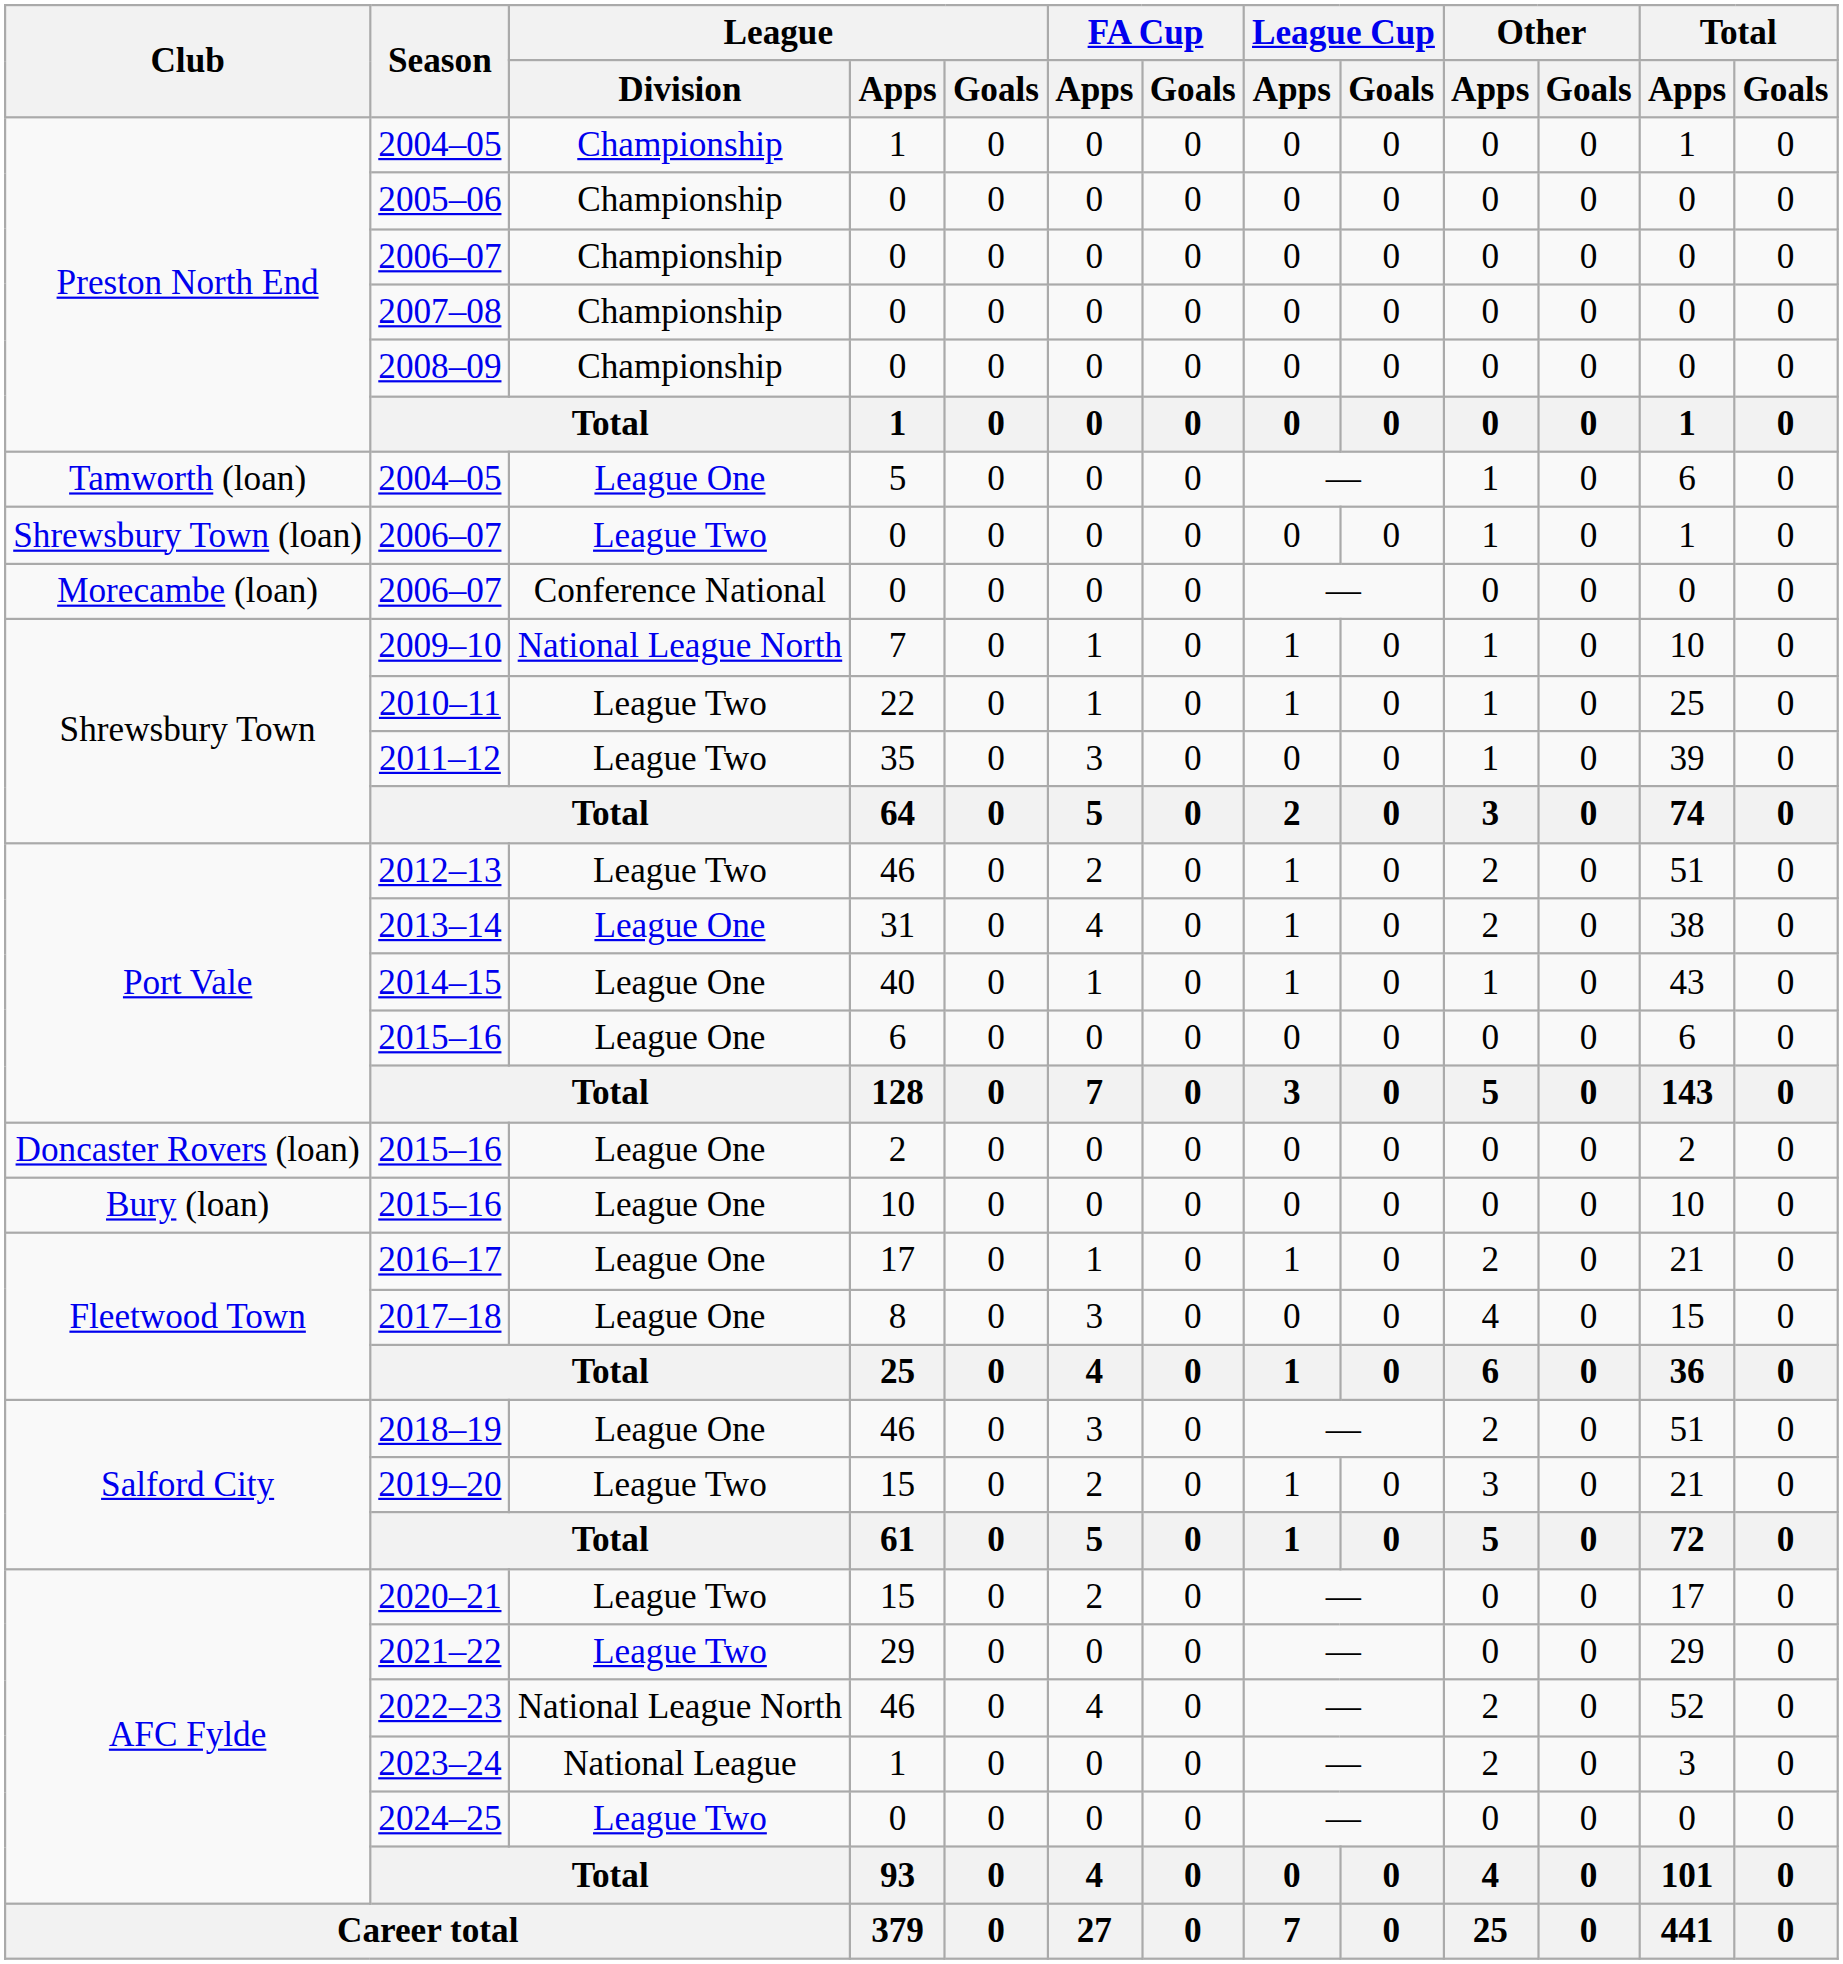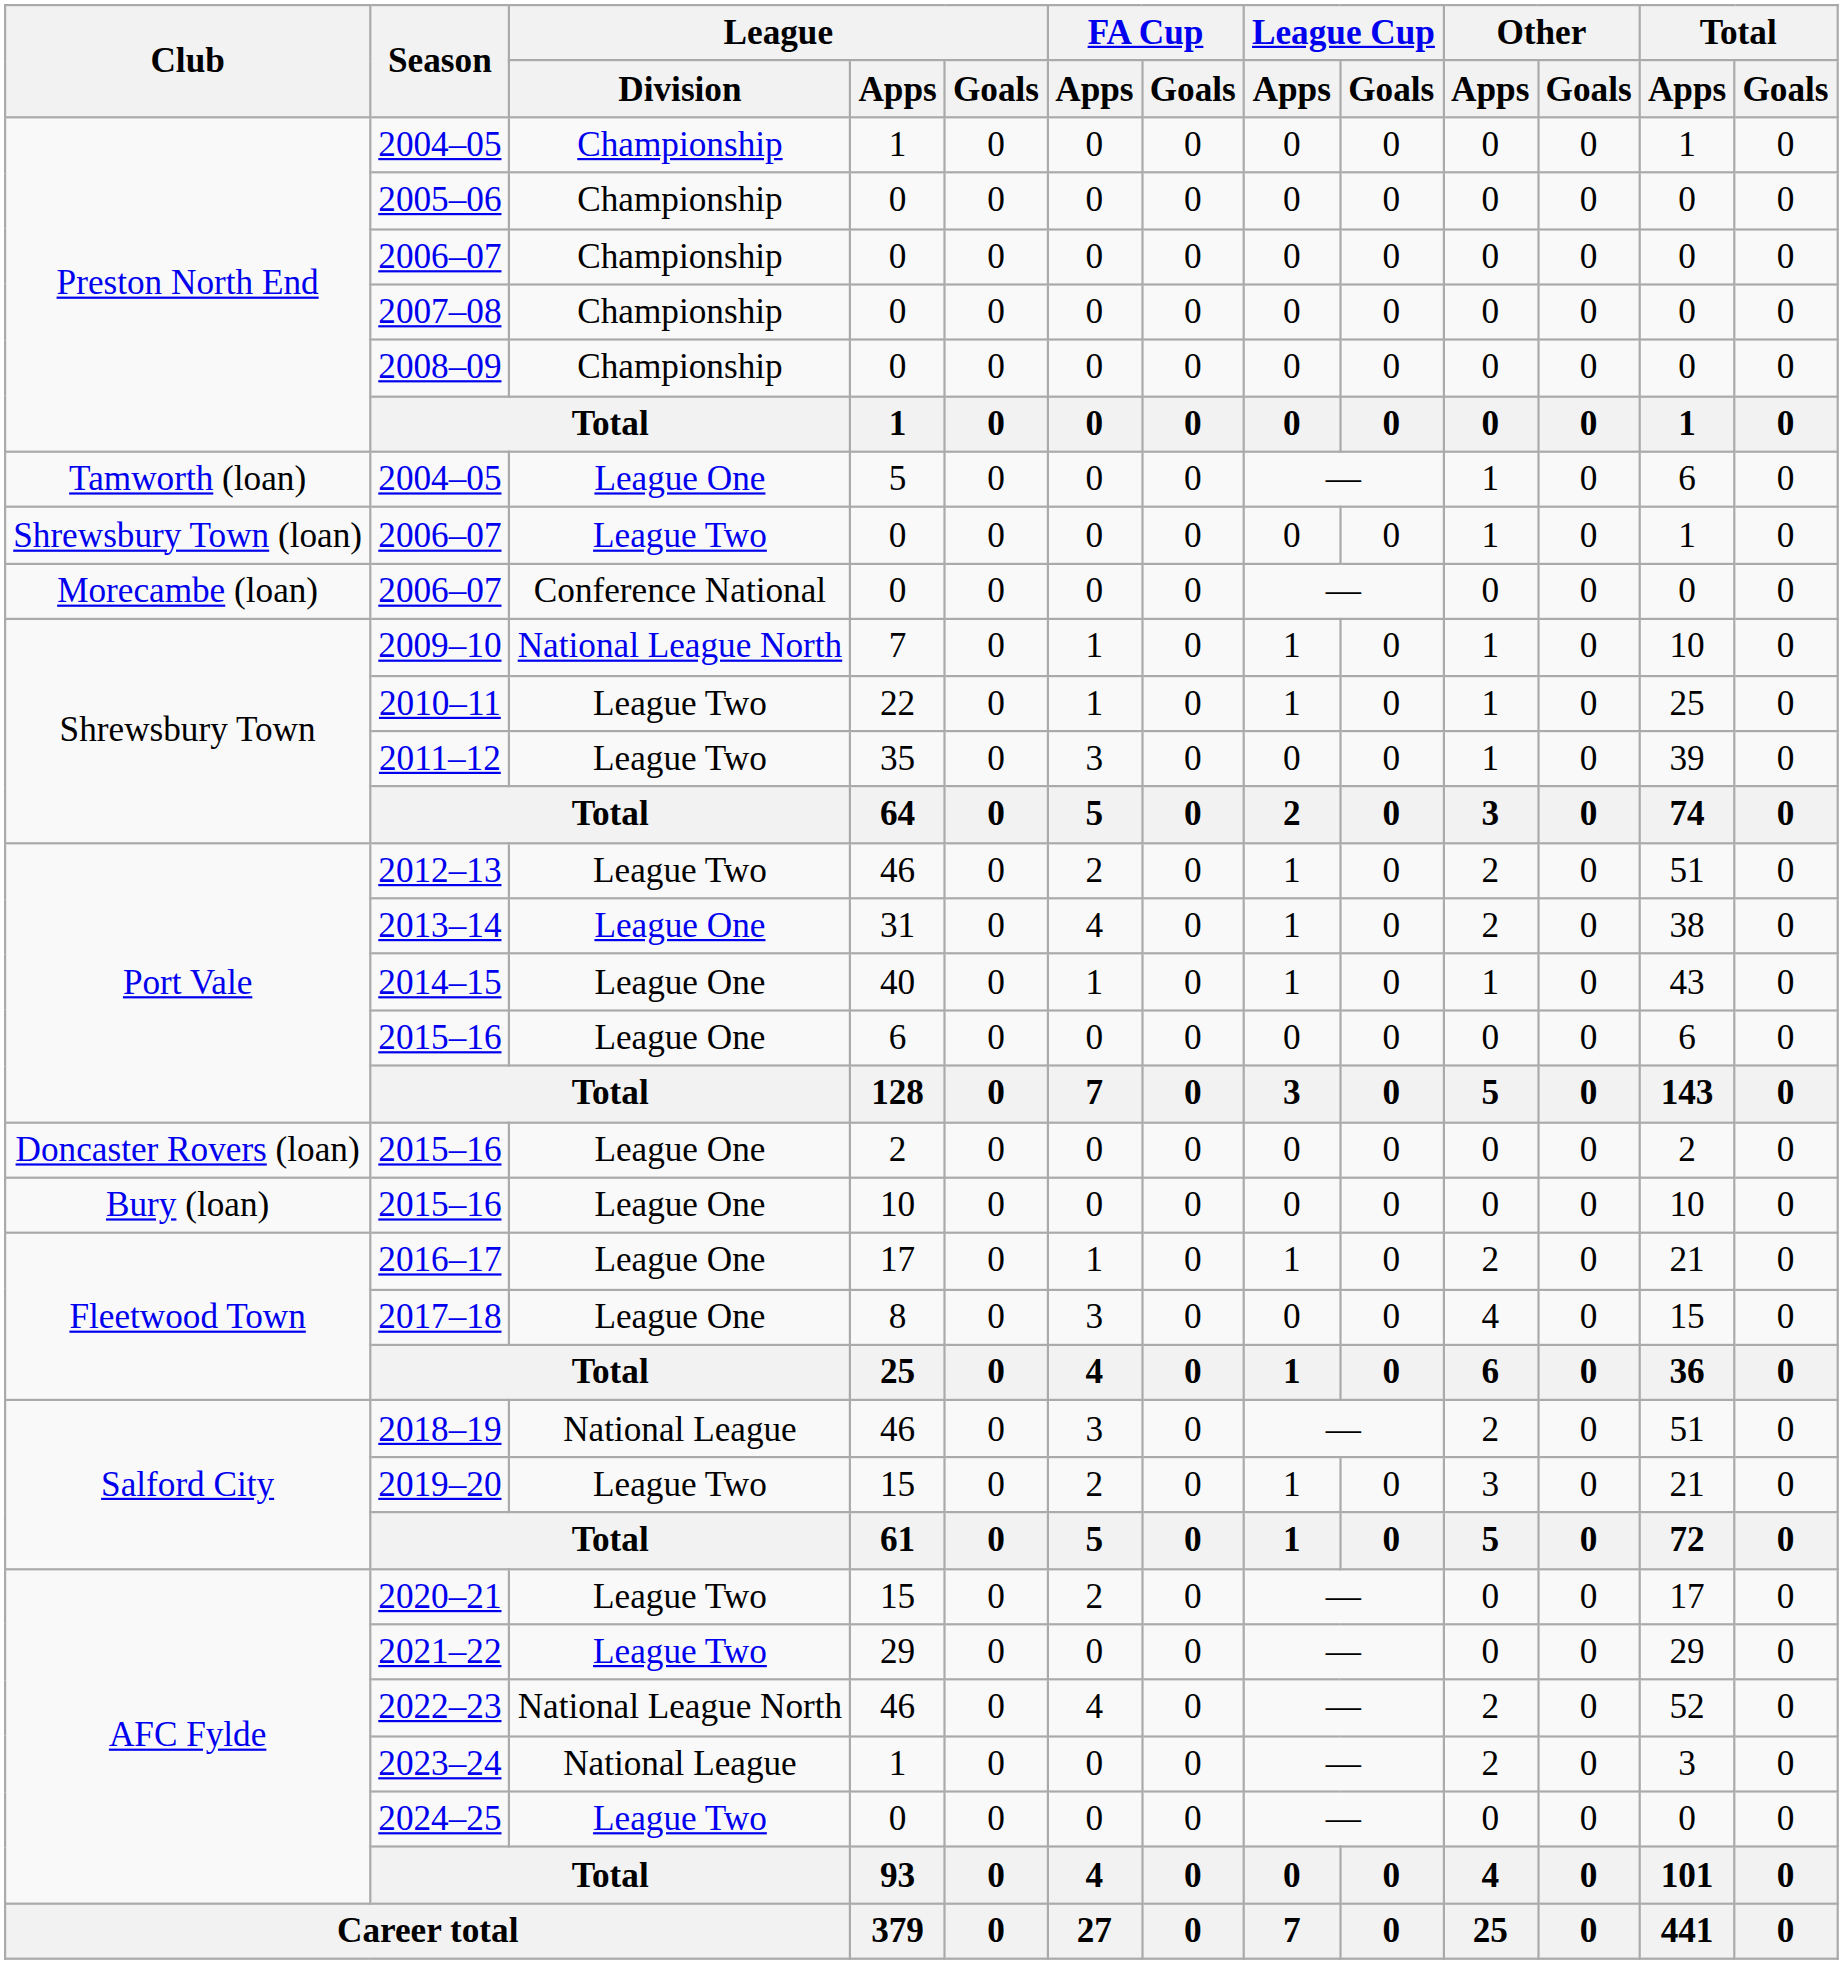(680, 1428) League One -> (680, 1428) National League
